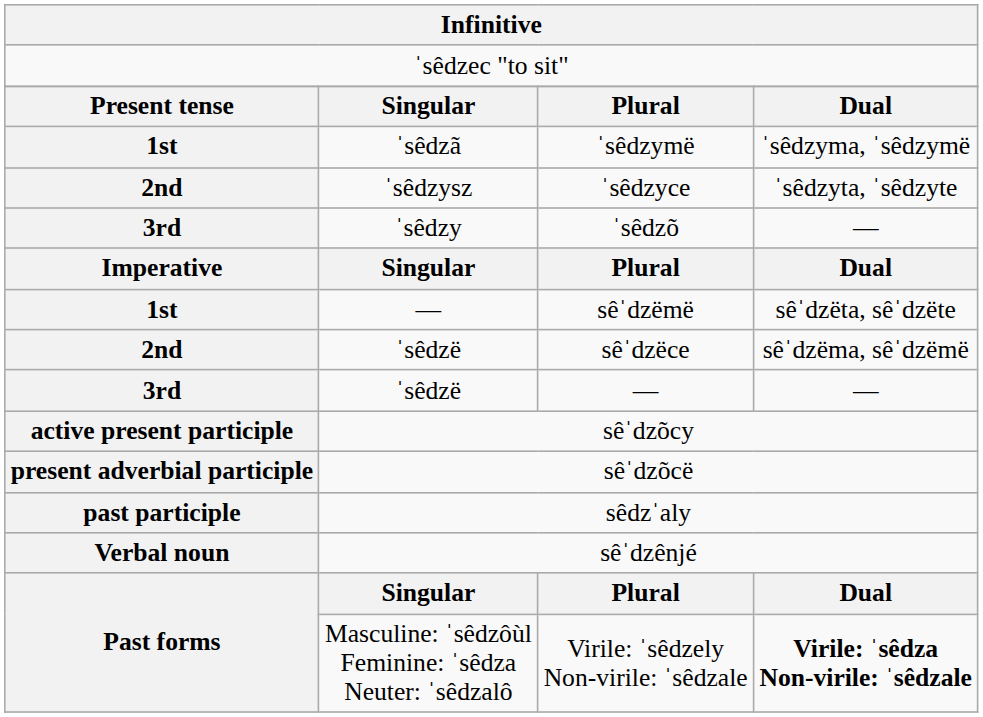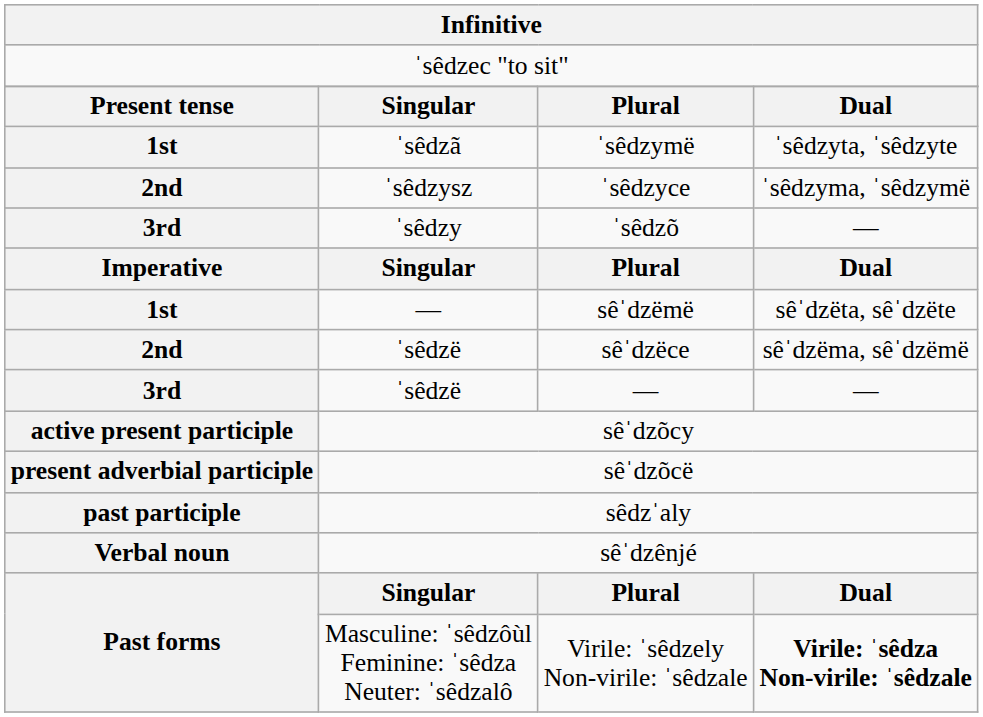(866, 146) ˈsêdzyma, ˈsêdzymë -> (866, 146) ˈsêdzyta, ˈsêdzyte
(866, 187) ˈsêdzyta, ˈsêdzyte -> (866, 187) ˈsêdzyma, ˈsêdzymë
